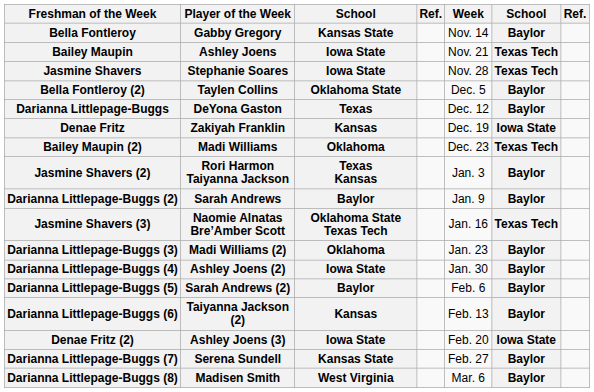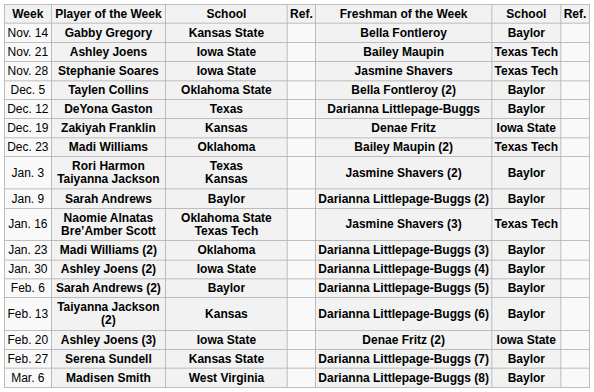columns swapped: (468, 14) <-> (92, 14)
